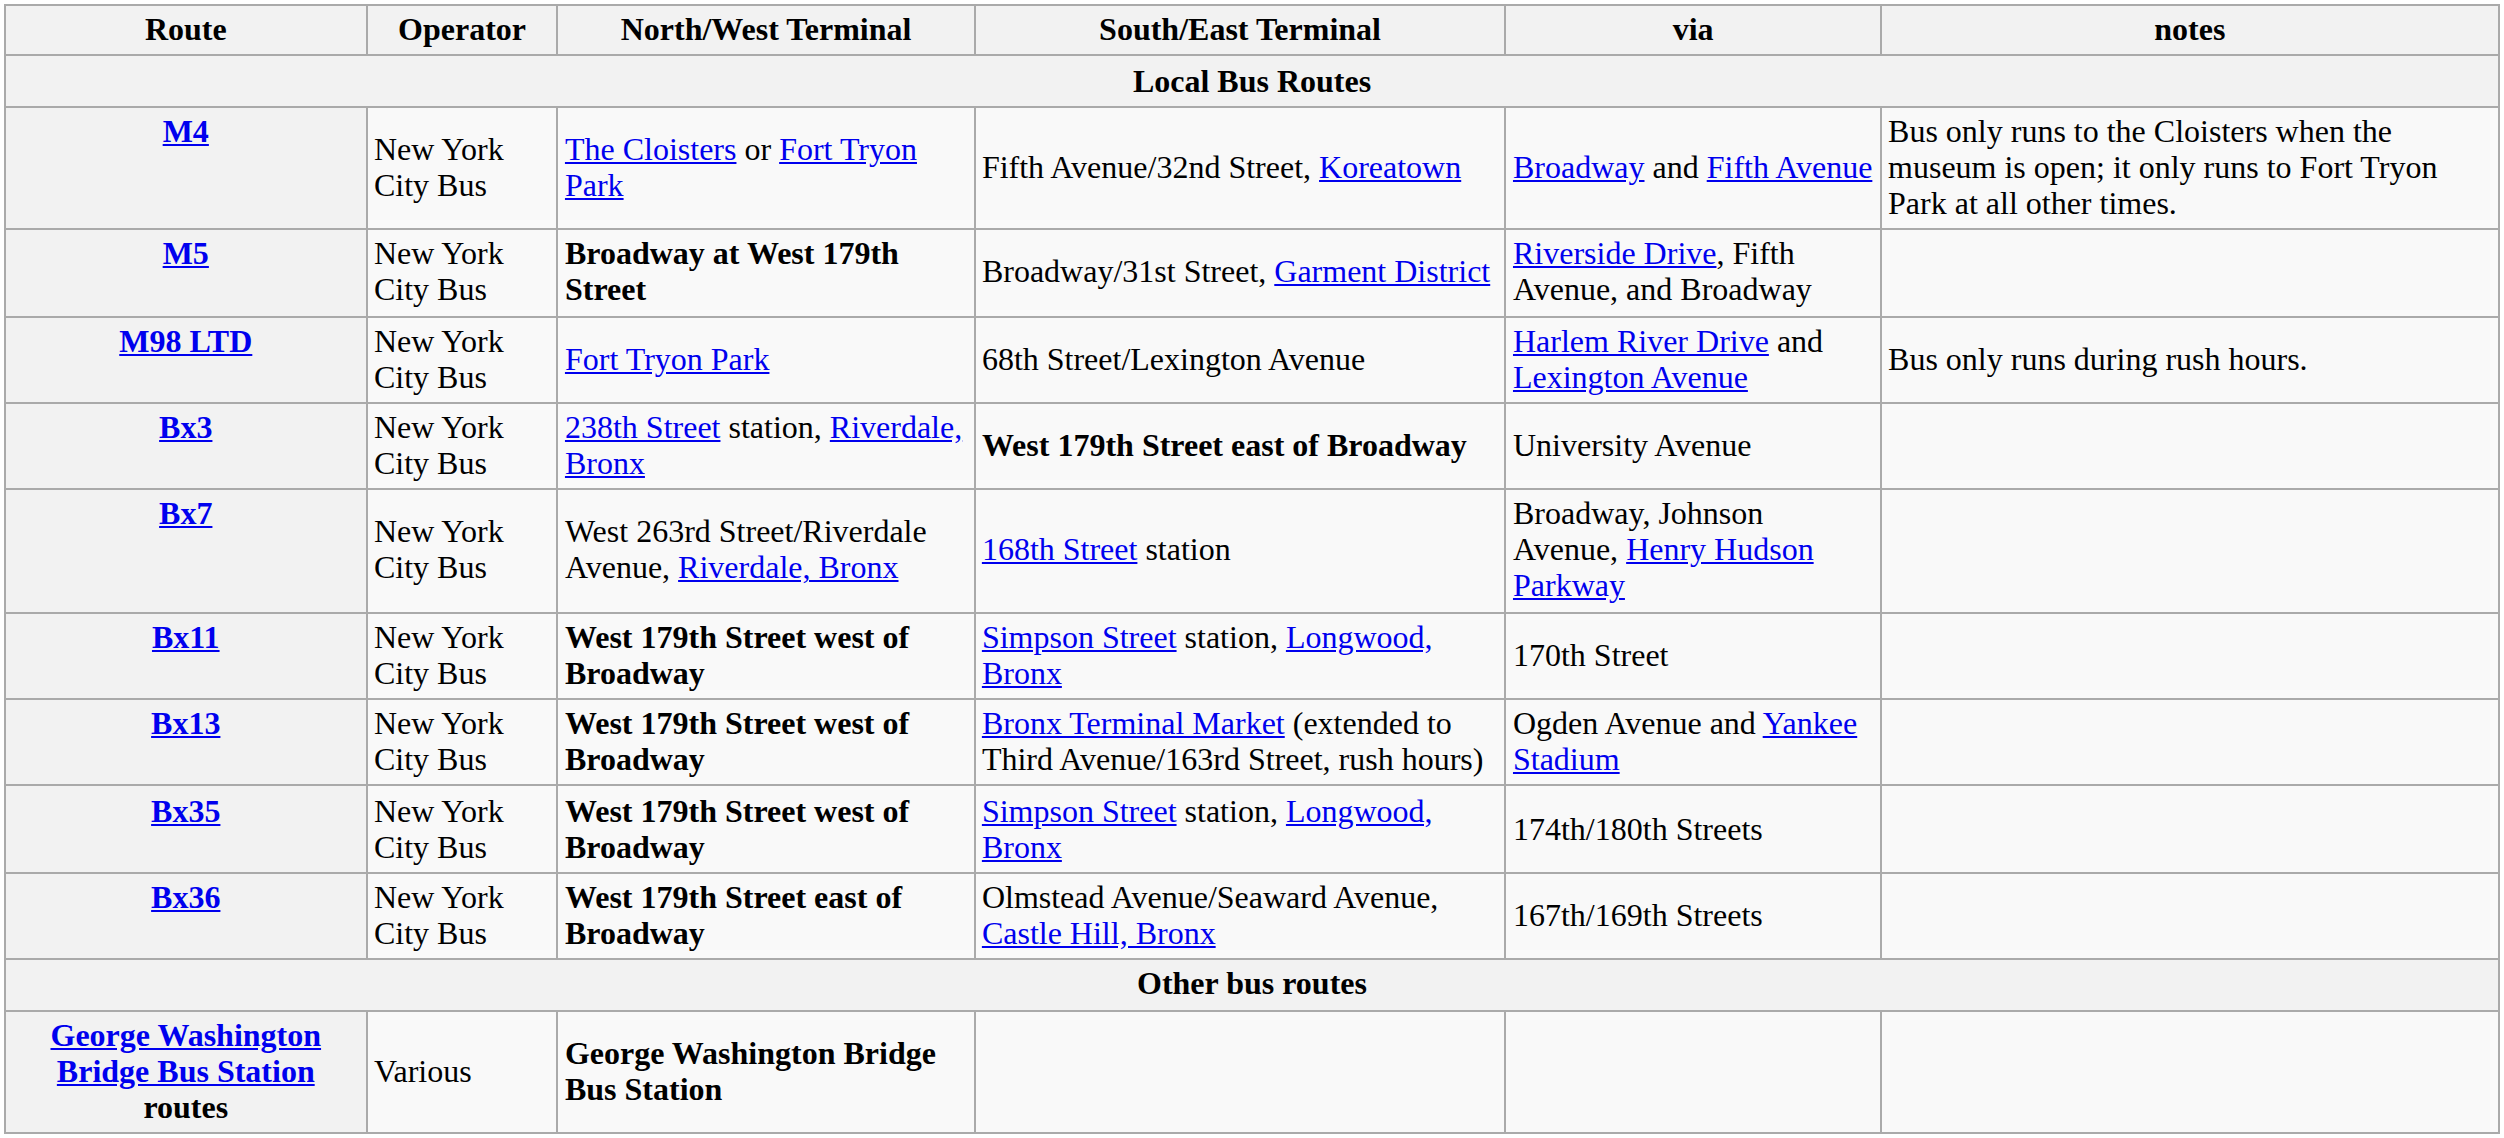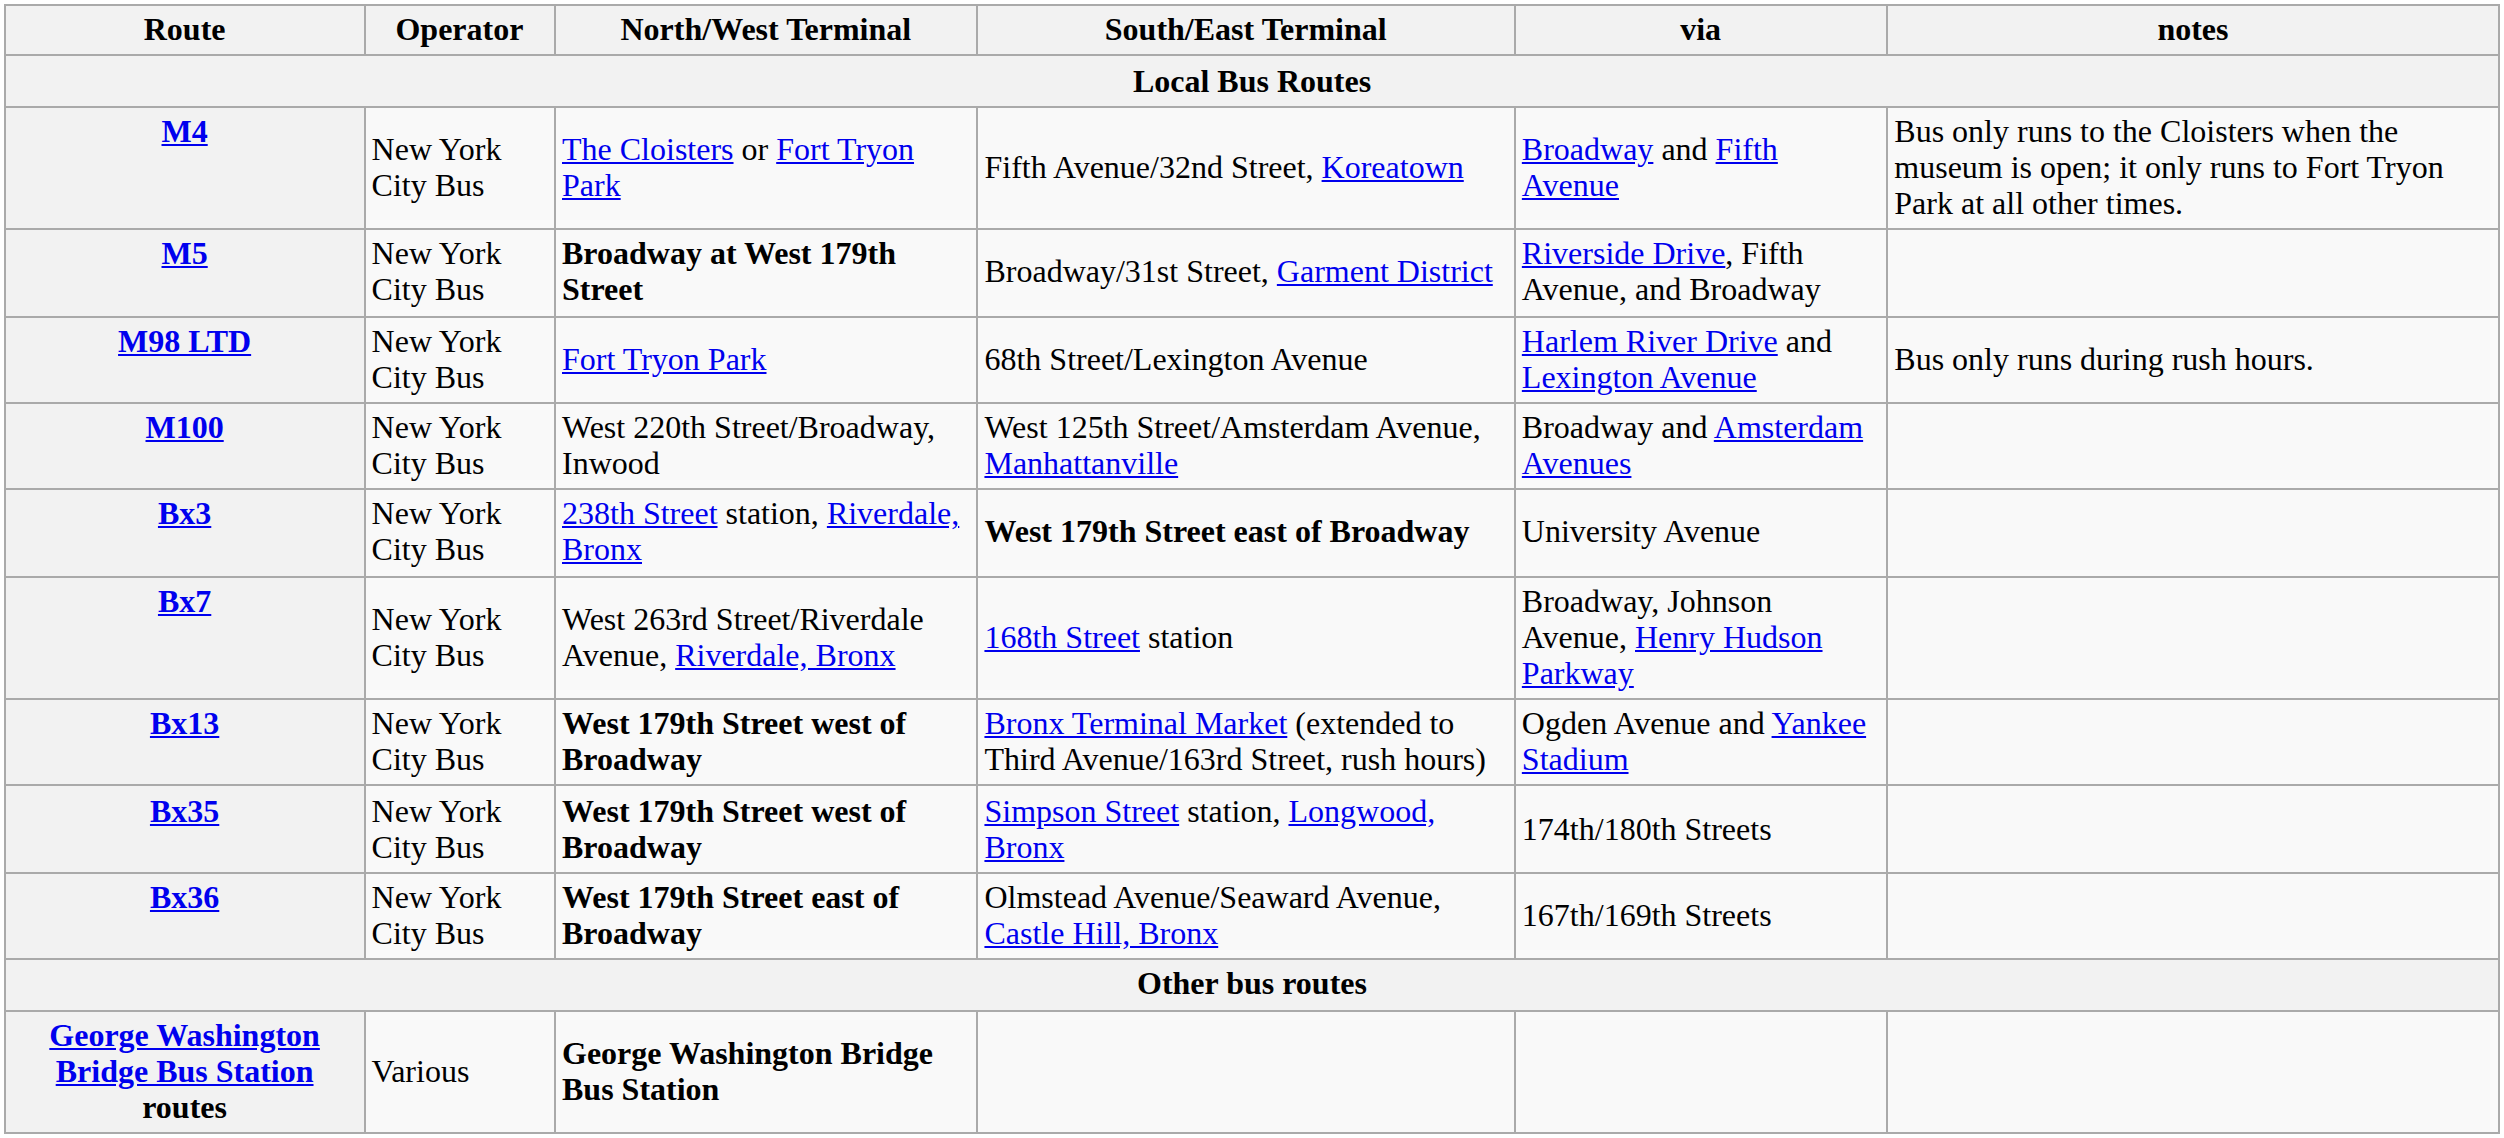+ row: (185, 427)
- row: (186, 637)
